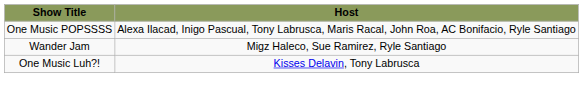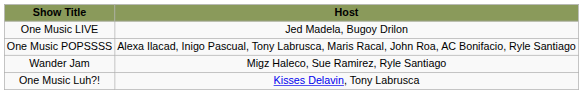+ row: (60, 30)
